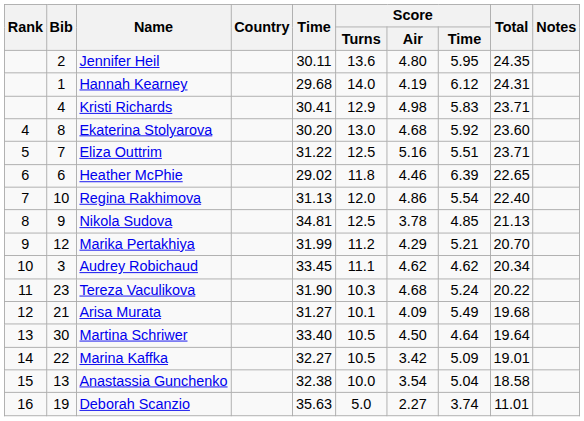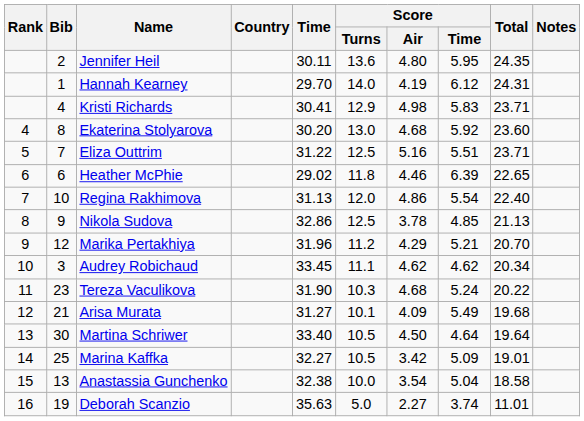(314, 84) 29.68 -> (314, 84) 29.70
(314, 221) 34.81 -> (314, 221) 32.86
(314, 244) 31.99 -> (314, 244) 31.96
(61, 358) 22 -> (61, 358) 25
